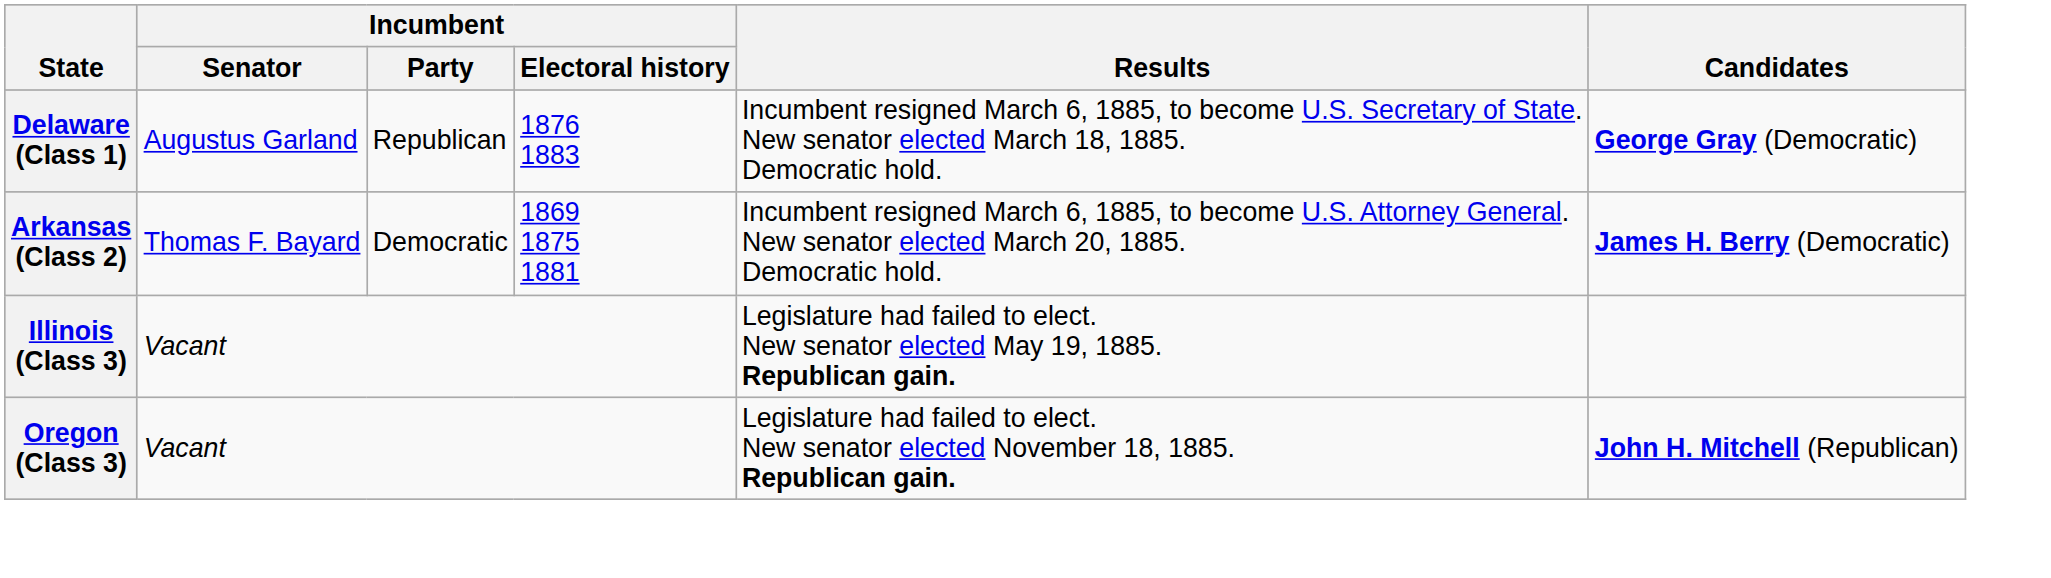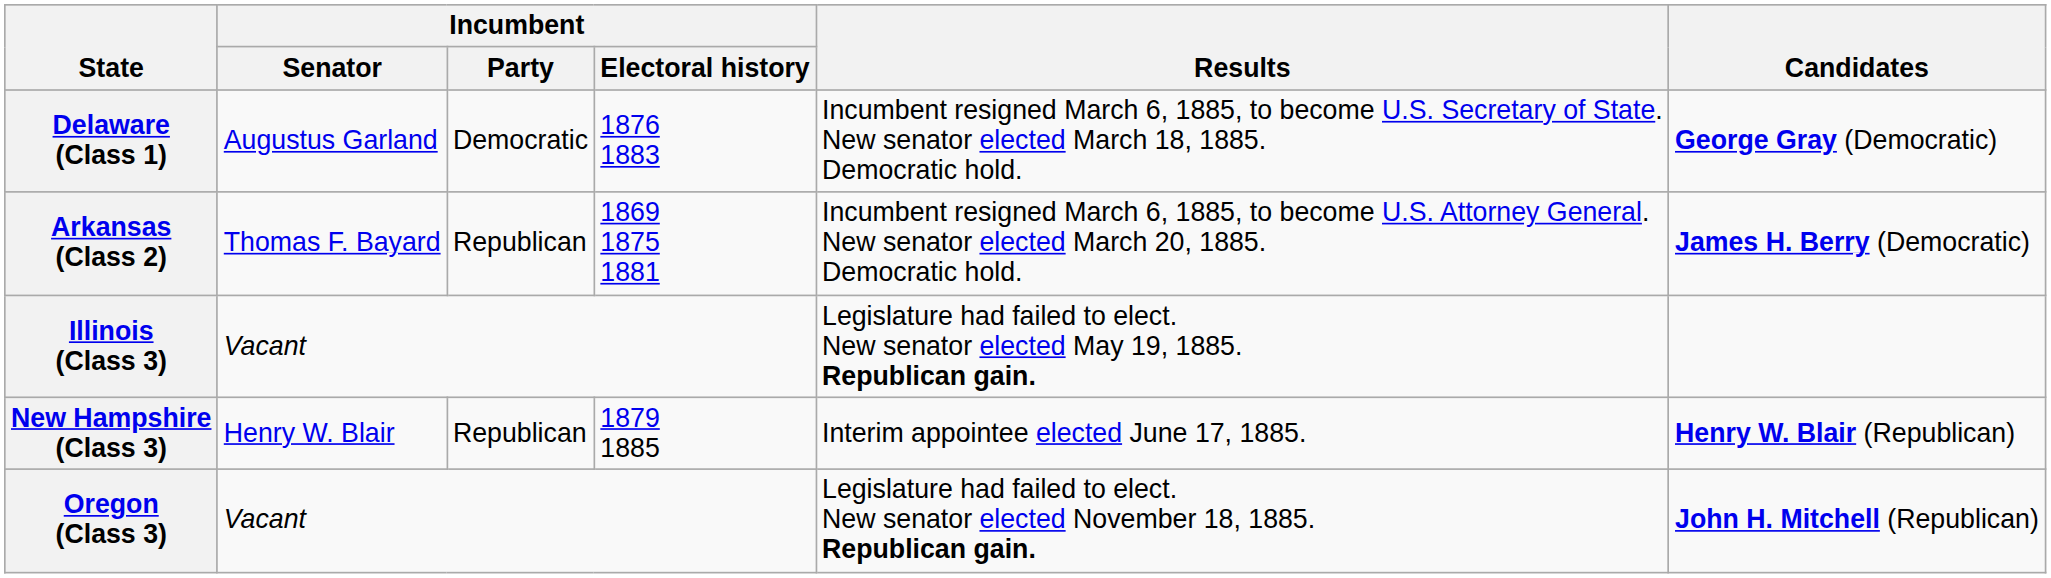(440, 140) Republican -> (520, 140) Democratic
(440, 242) Democratic -> (520, 242) Republican
+ row: (111, 432)
